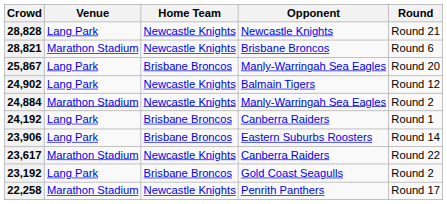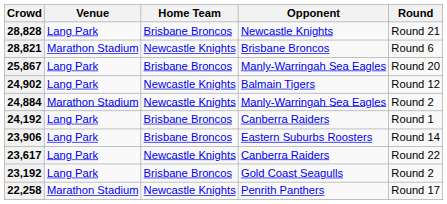(190, 31) Newcastle Knights -> (188, 31) Brisbane Broncos
(93, 155) Marathon Stadium -> (72, 155) Lang Park
